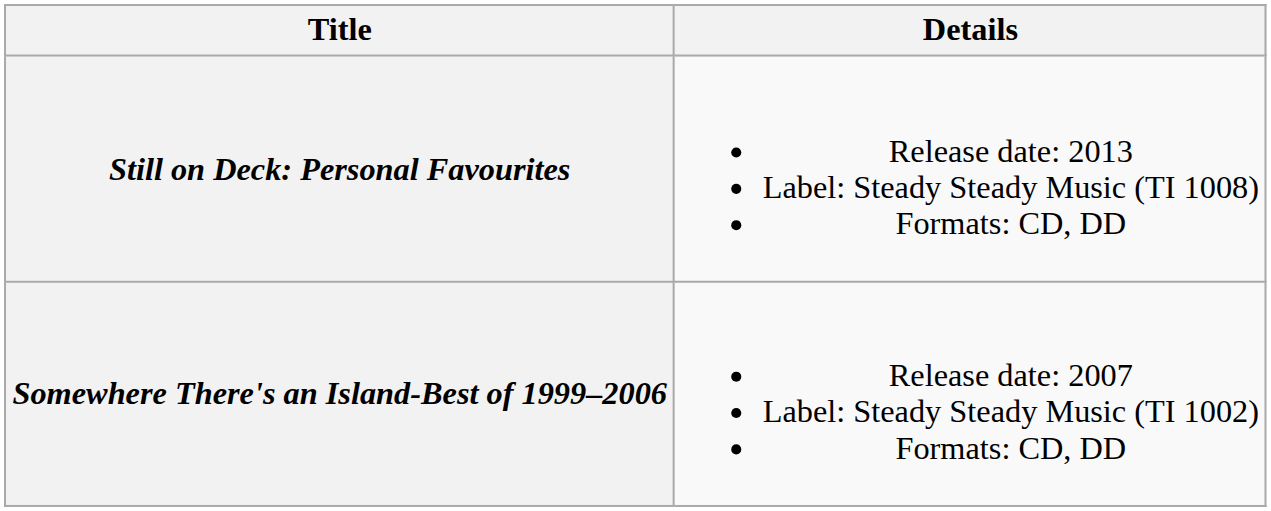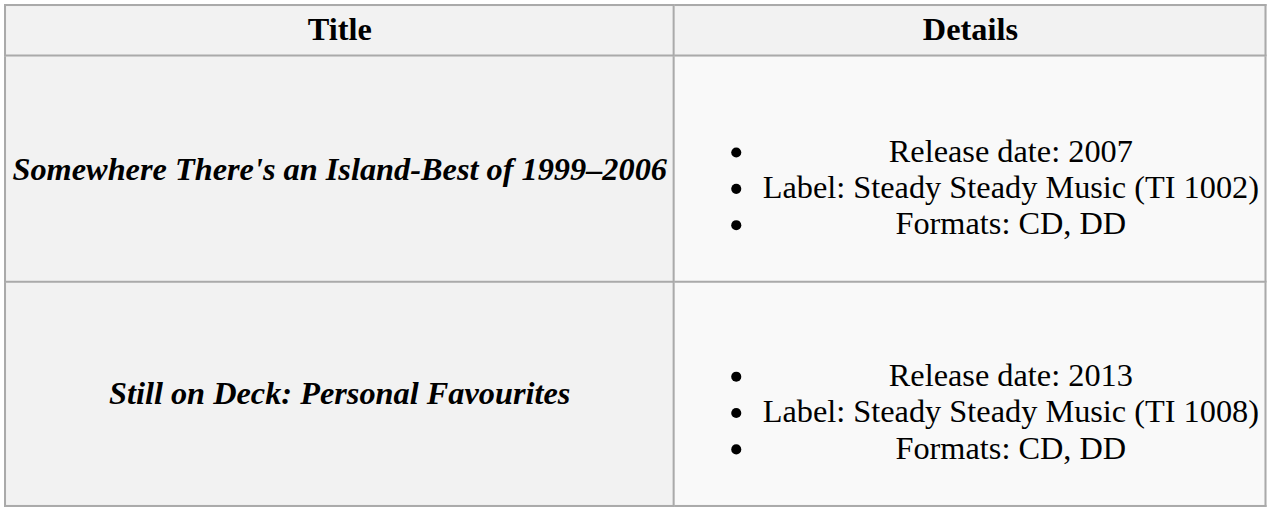rows swapped: (340, 393) <-> (340, 168)
